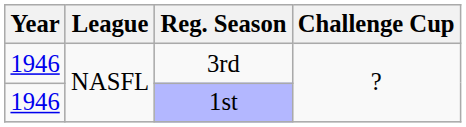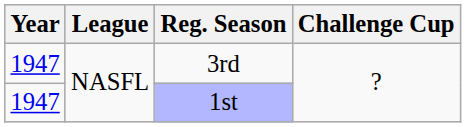(35, 63) 1946 -> (35, 63) 1947
(35, 102) 1946 -> (35, 102) 1947
